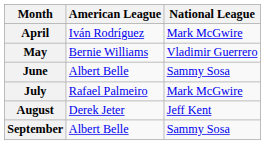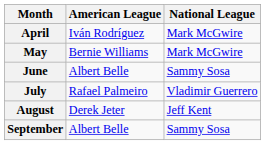(212, 52) Vladimir Guerrero -> (205, 52) Mark McGwire
(205, 91) Mark McGwire -> (212, 91) Vladimir Guerrero
